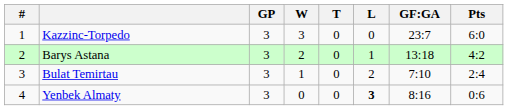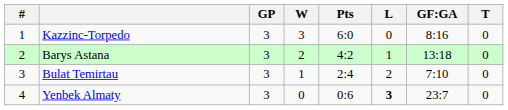columns swapped: (336, 14) <-> (477, 14)
(420, 34) 23:7 -> (437, 34) 8:16
(420, 94) 8:16 -> (437, 94) 23:7
